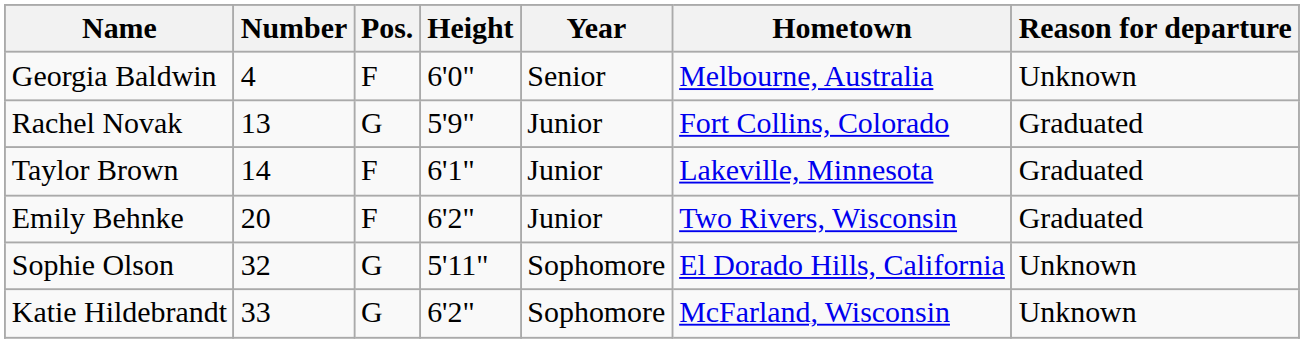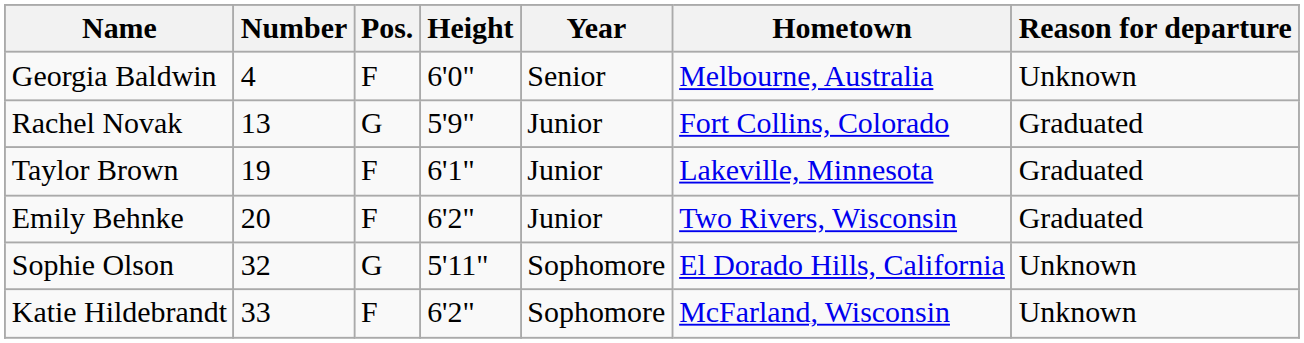(256, 170) 14 -> (256, 170) 19
(372, 312) G -> (369, 312) F
